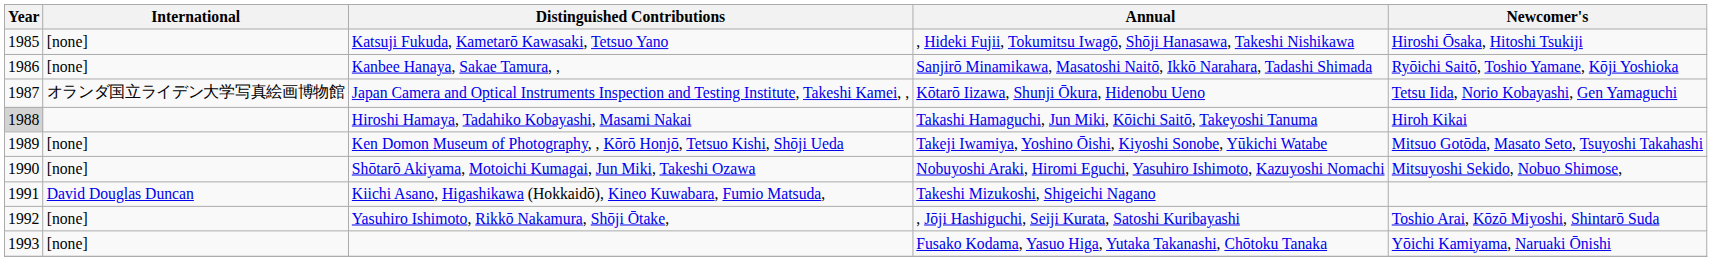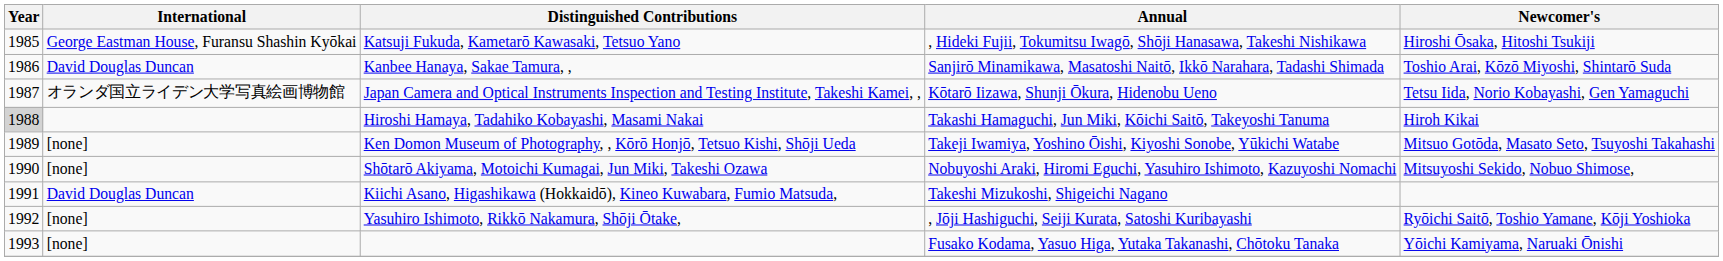(67, 41) [none] -> (202, 41) George Eastman House, Furansu Shashin Kyōkai
(67, 66) [none] -> (120, 66) David Douglas Duncan
(1535, 66) Ryōichi Saitō, Toshio Yamane, Kōji Yoshioka -> (1537, 66) Toshio Arai, Kōzō Miyoshi, Shintarō Suda
(1526, 218) Toshio Arai, Kōzō Miyoshi, Shintarō Suda -> (1547, 218) Ryōichi Saitō, Toshio Yamane, Kōji Yoshioka
